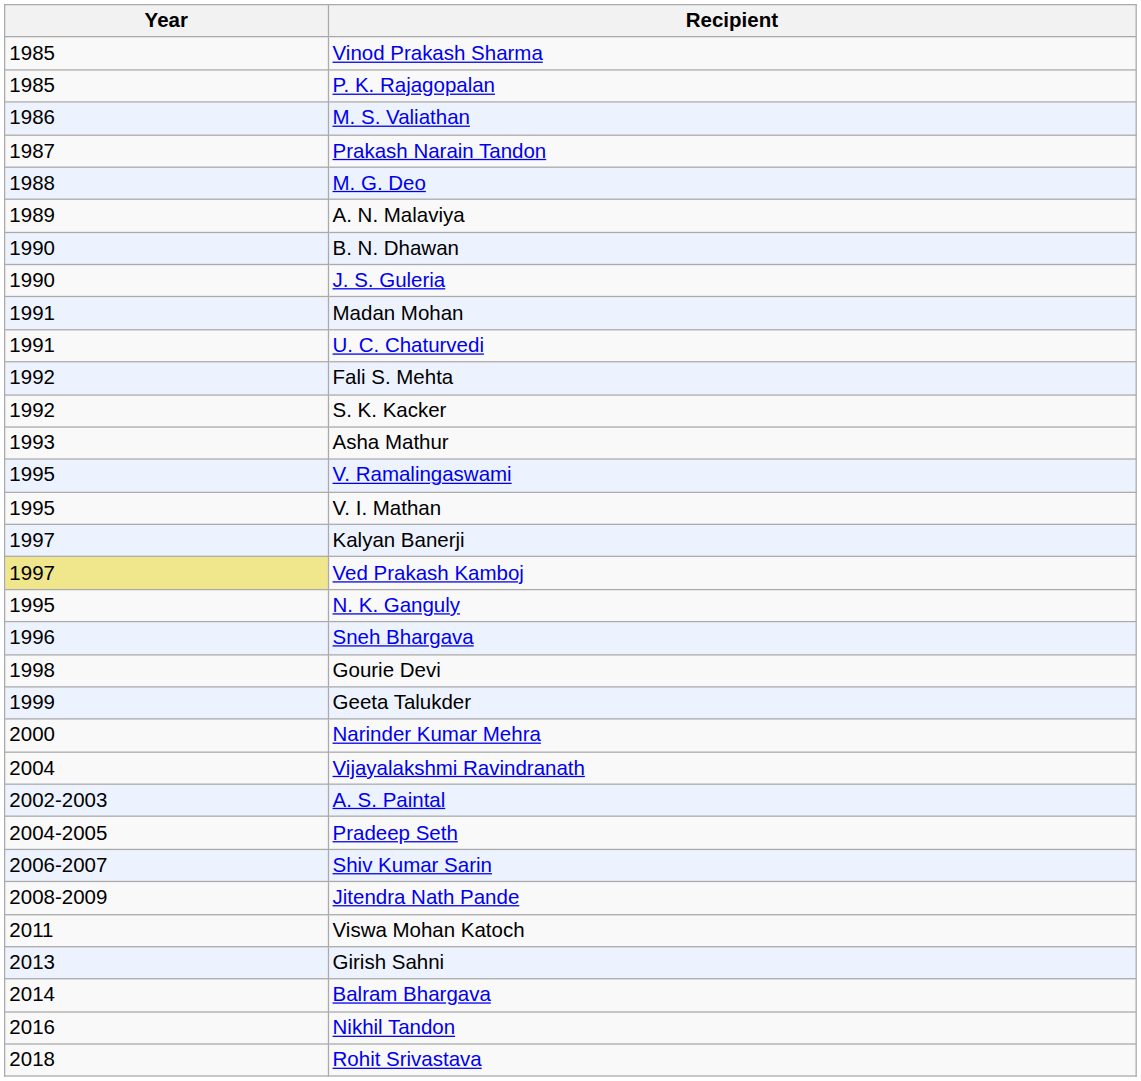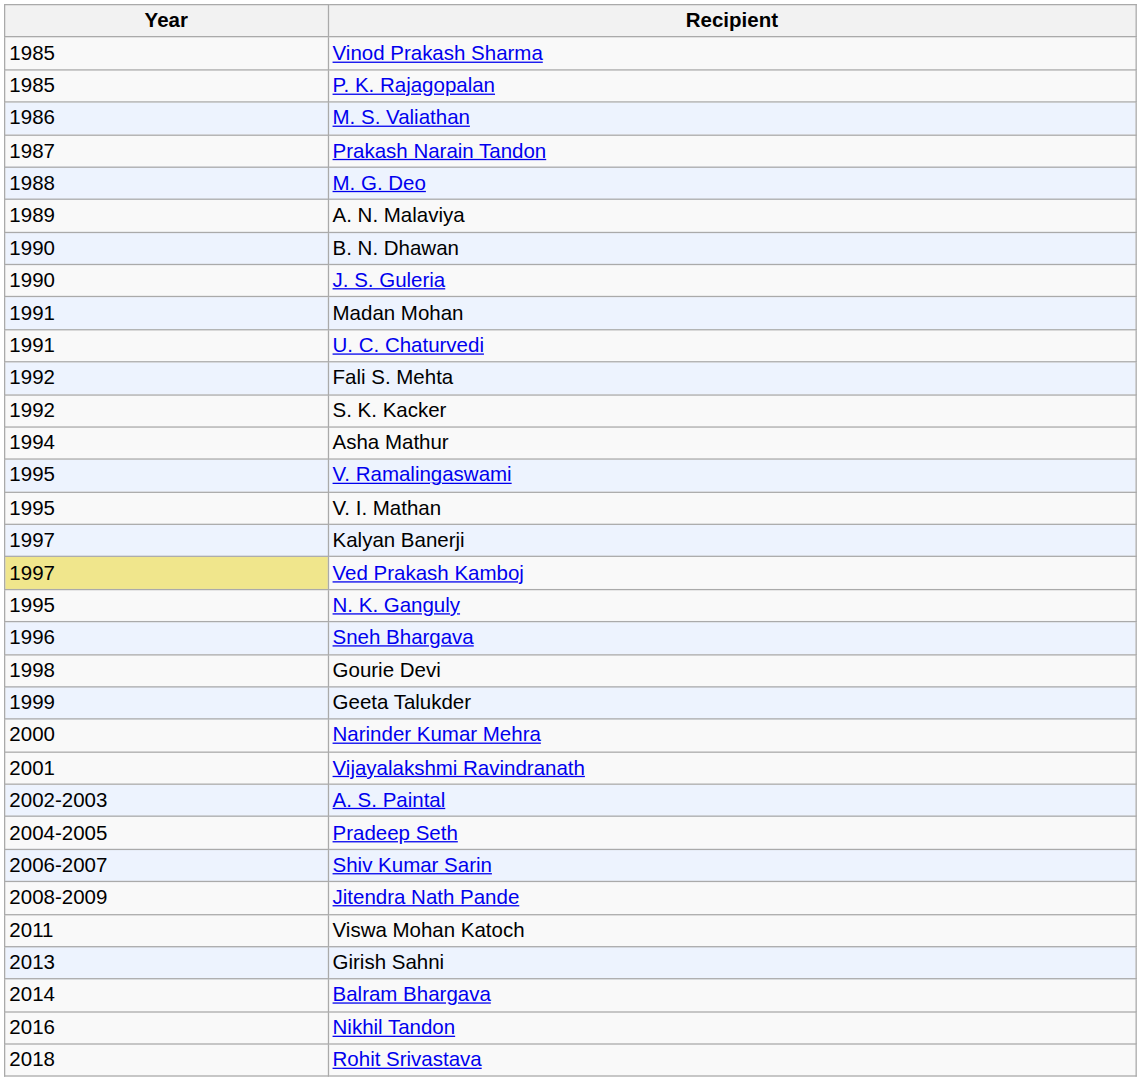(32, 442) 1993 -> (32, 442) 1994
(32, 767) 2004 -> (32, 767) 2001
